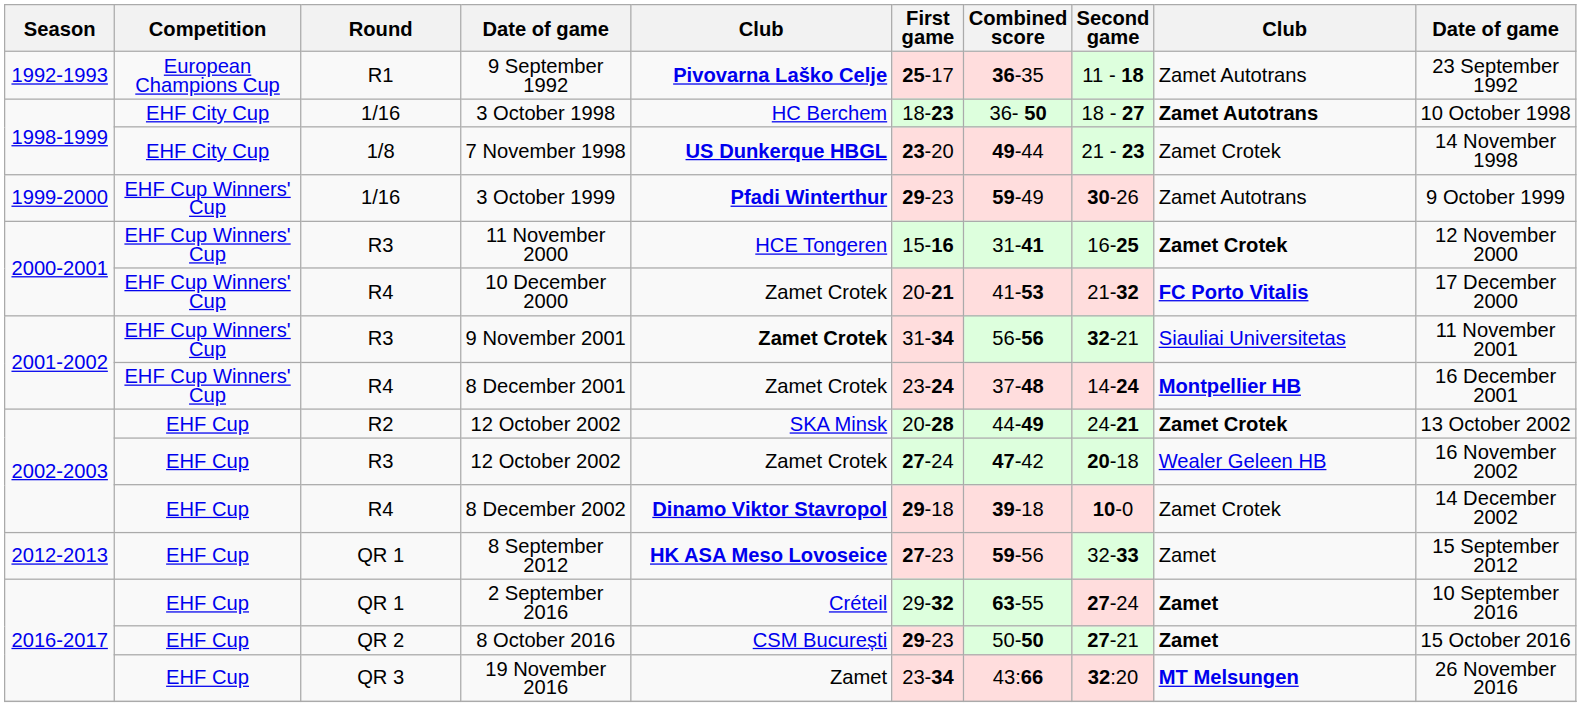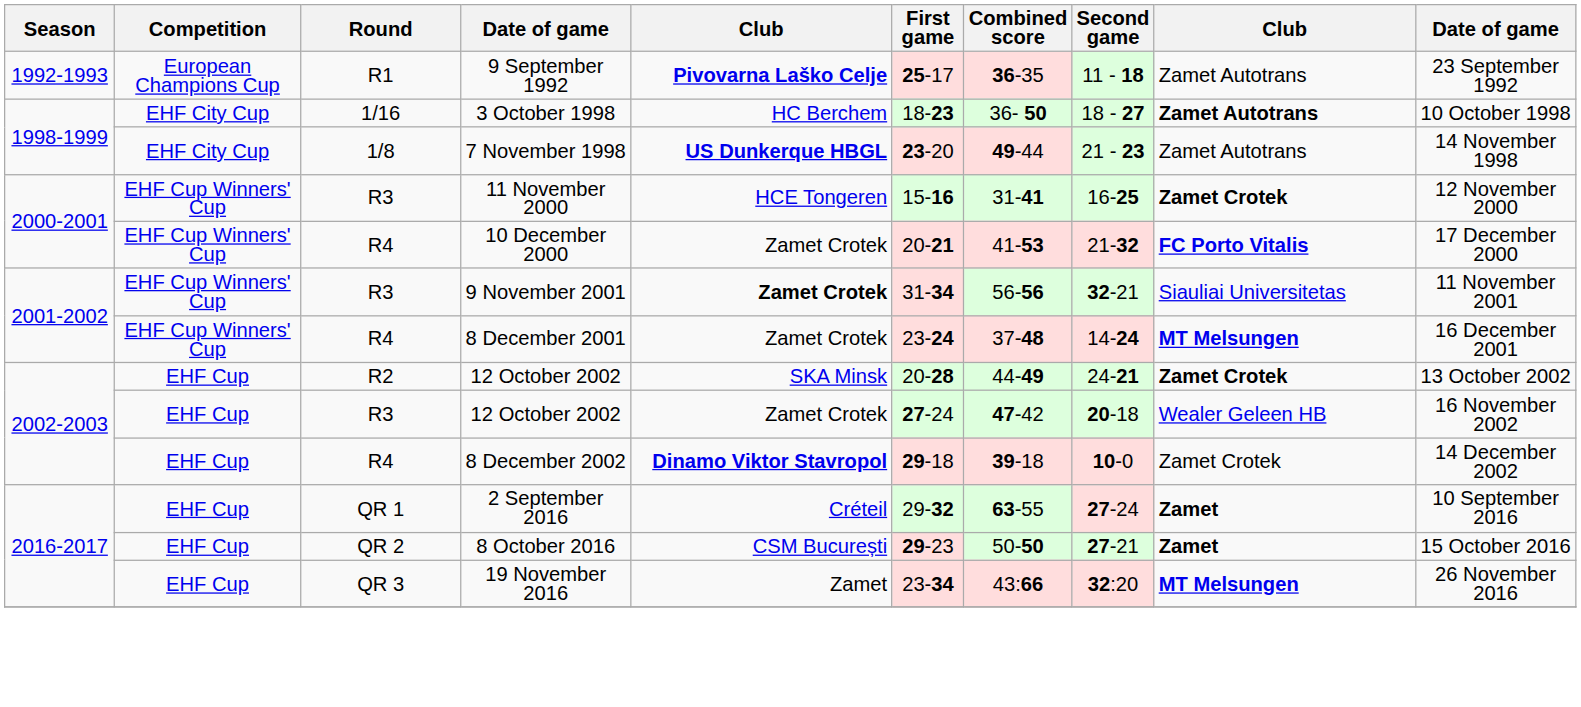(1220, 151) Zamet Crotek -> (1233, 151) Zamet Autotrans
- row: (381, 198)
(1230, 386) Montpellier HB -> (1229, 339) MT Melsungen
- row: (381, 555)
